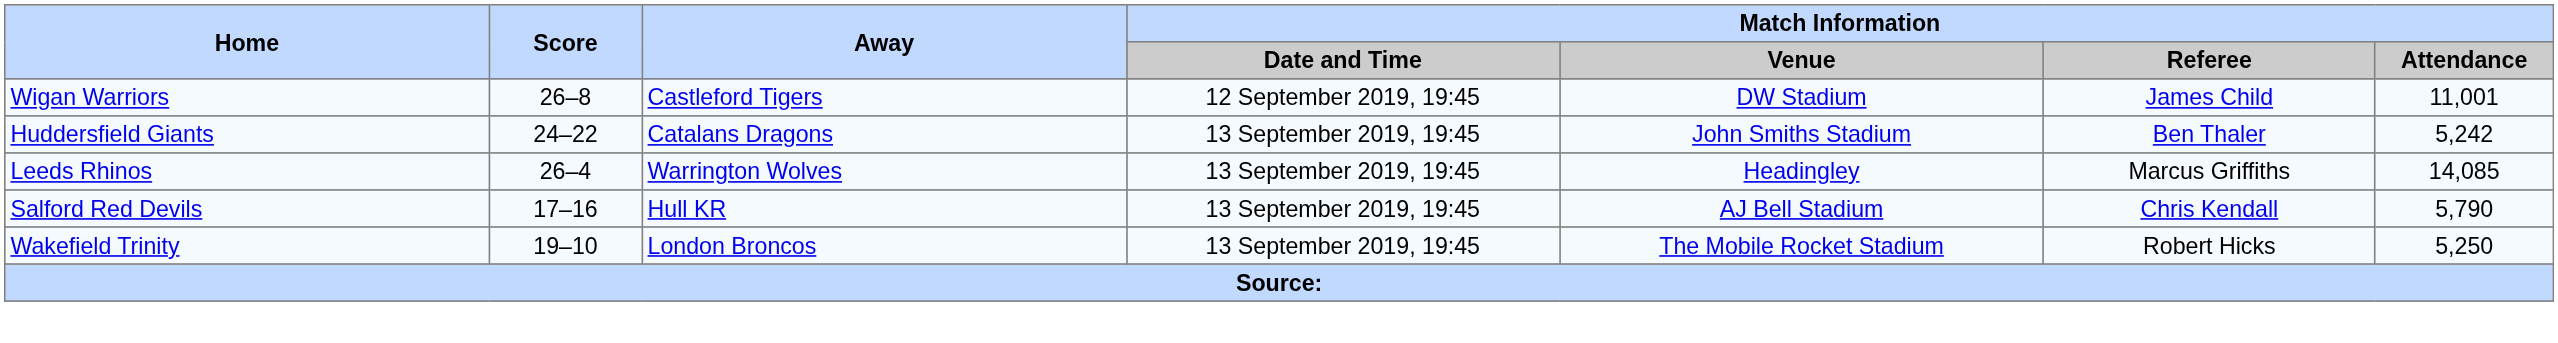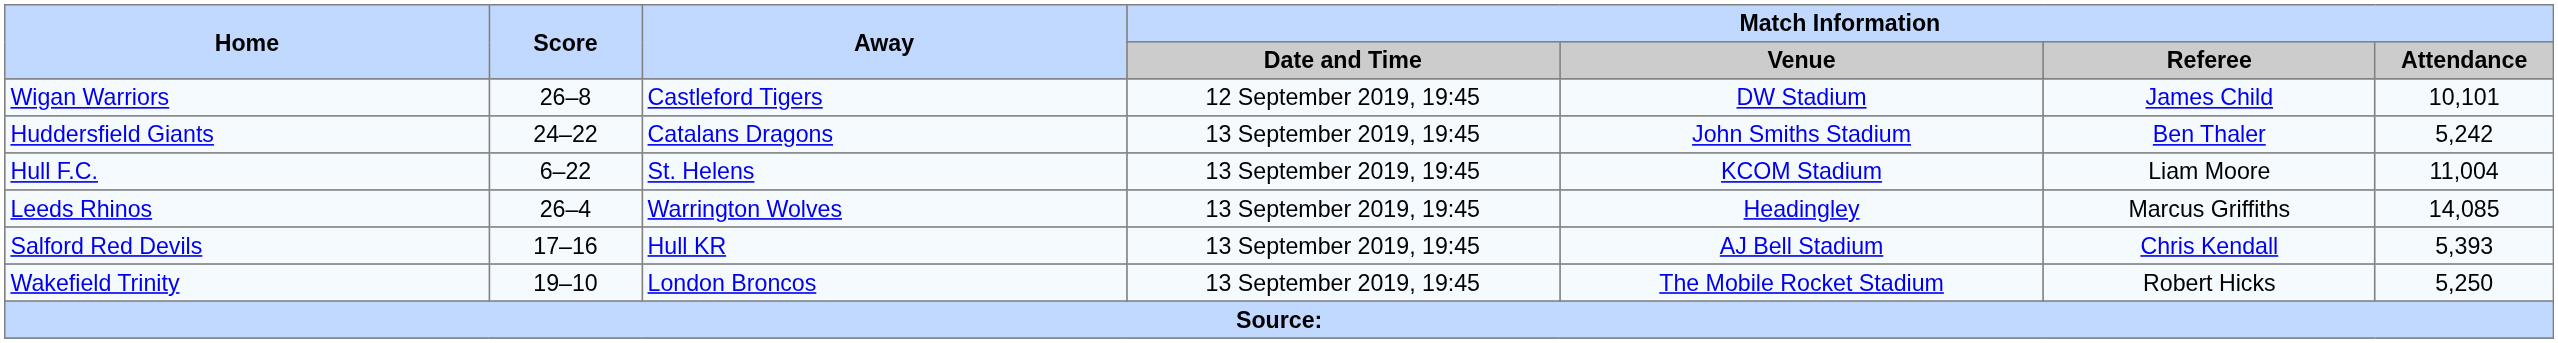(2464, 97) 11,001 -> (2464, 97) 10,101
+ row: (54, 171)
(2464, 208) 5,790 -> (2464, 246) 5,393
